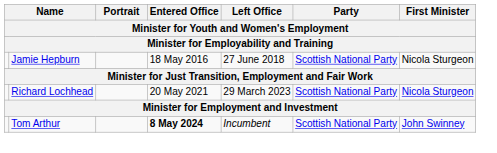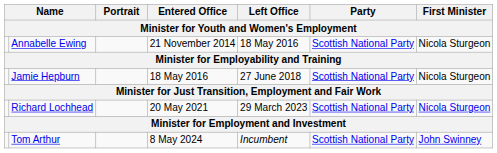+ row: (49, 44)
(176, 124) bold -> (176, 140) normal
